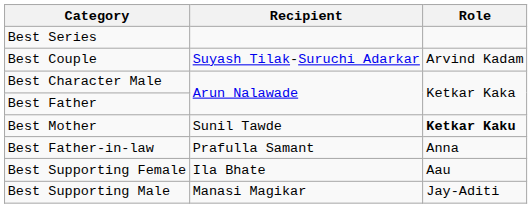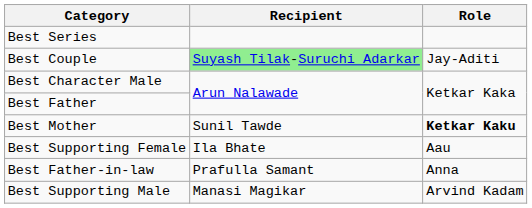(306, 60) no background -> (306, 60) lightgreen background
(475, 60) Arvind Kadam -> (463, 60) Jay-Aditi
rows swapped: (81, 148) <-> (97, 170)
(463, 192) Jay-Aditi -> (475, 192) Arvind Kadam
